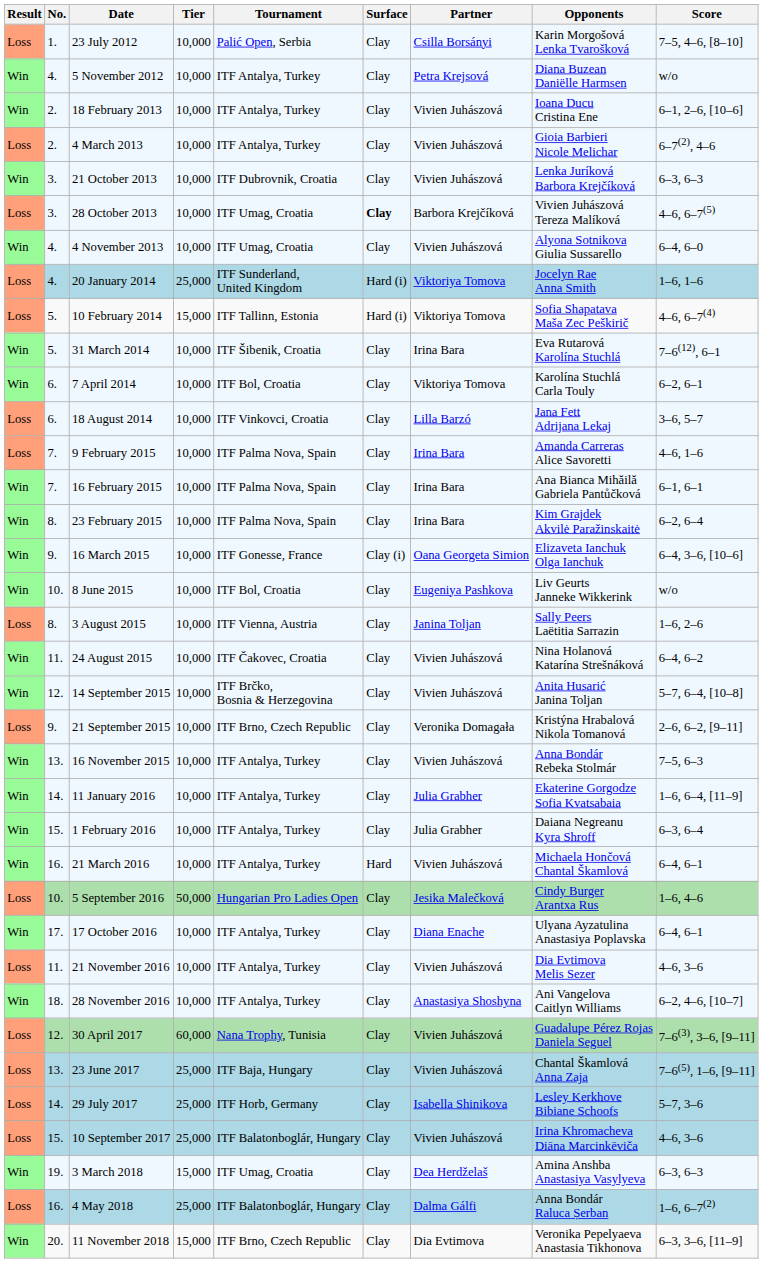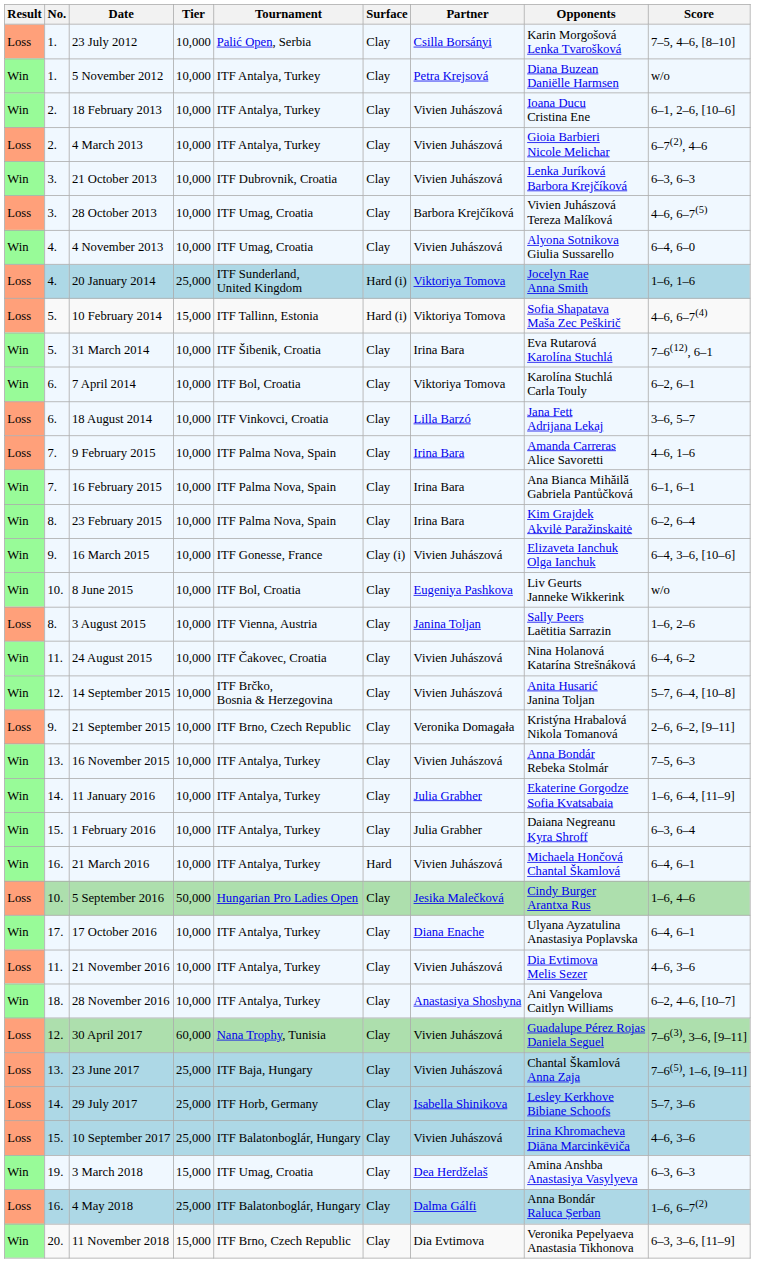(52, 75) 4. -> (52, 75) 1.
(379, 213) bold -> (378, 213) normal
(471, 555) Oana Georgeta Simion -> (458, 555) Vivien Juhászová
